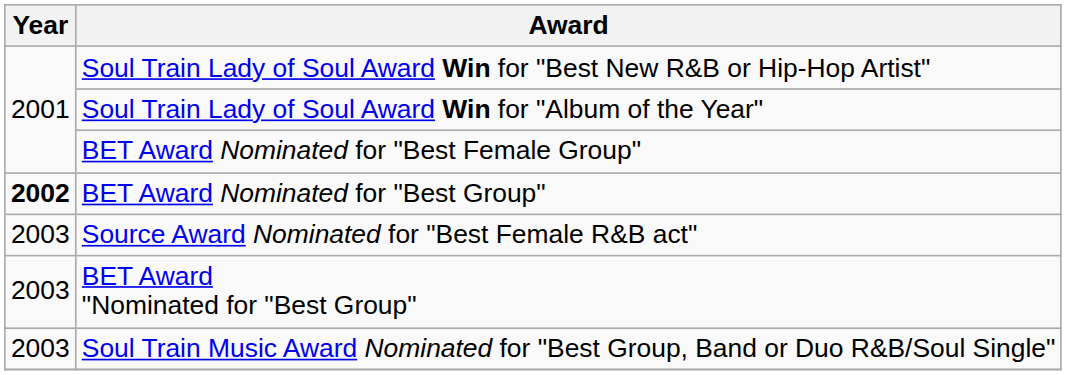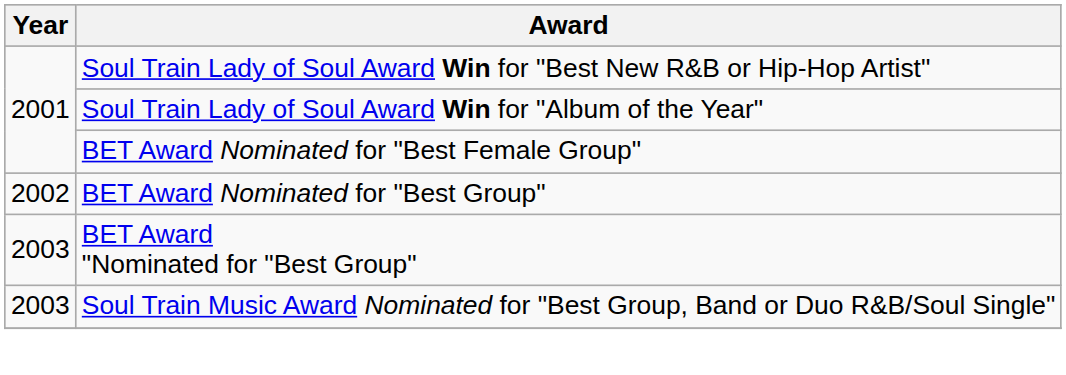(40, 192) bold -> (40, 192) normal
- row: (390, 234)
